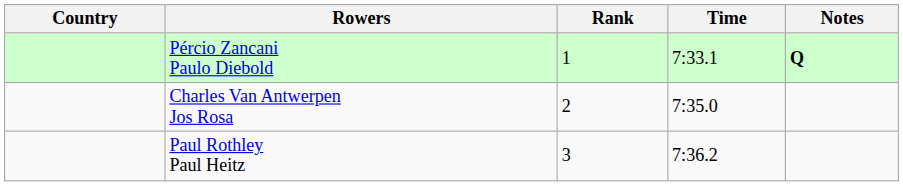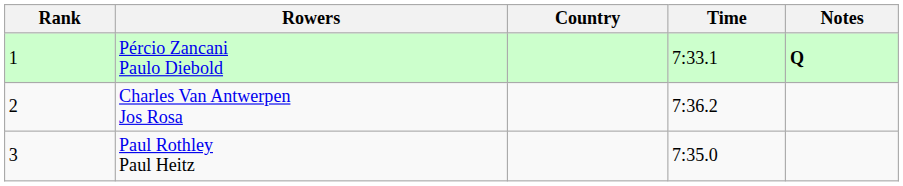columns swapped: (613, 18) <-> (85, 18)
(695, 106) 7:35.0 -> (695, 106) 7:36.2
(695, 155) 7:36.2 -> (695, 155) 7:35.0
